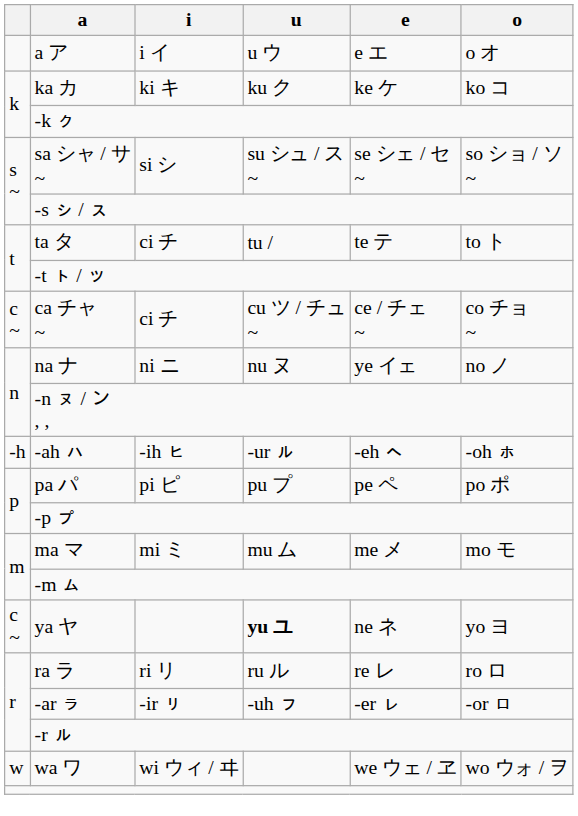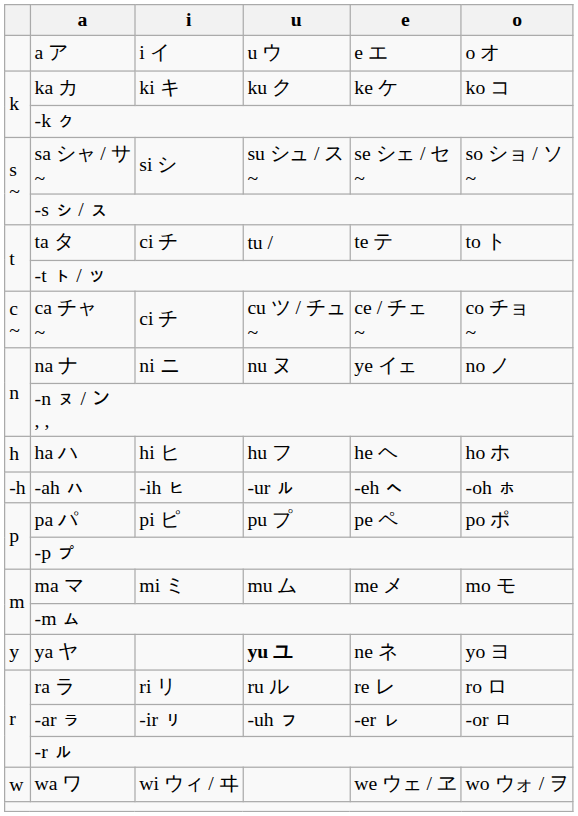+ row: (56, 453)
(14, 626) c ~ -> (14, 652) y
